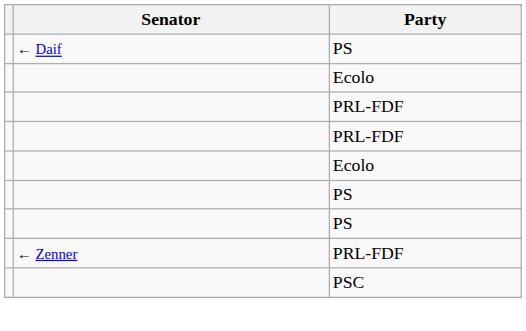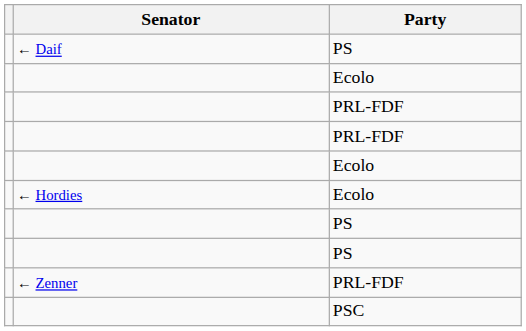+ row: (50, 196)
